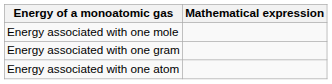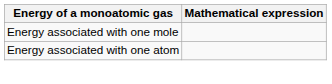- row: (93, 50)
